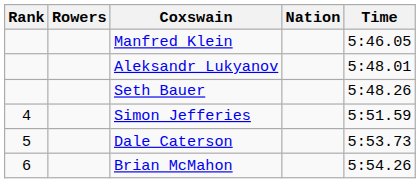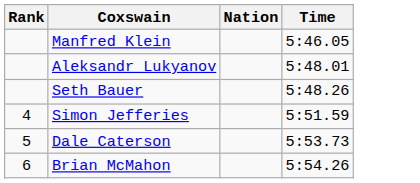- column: (79, 17)
